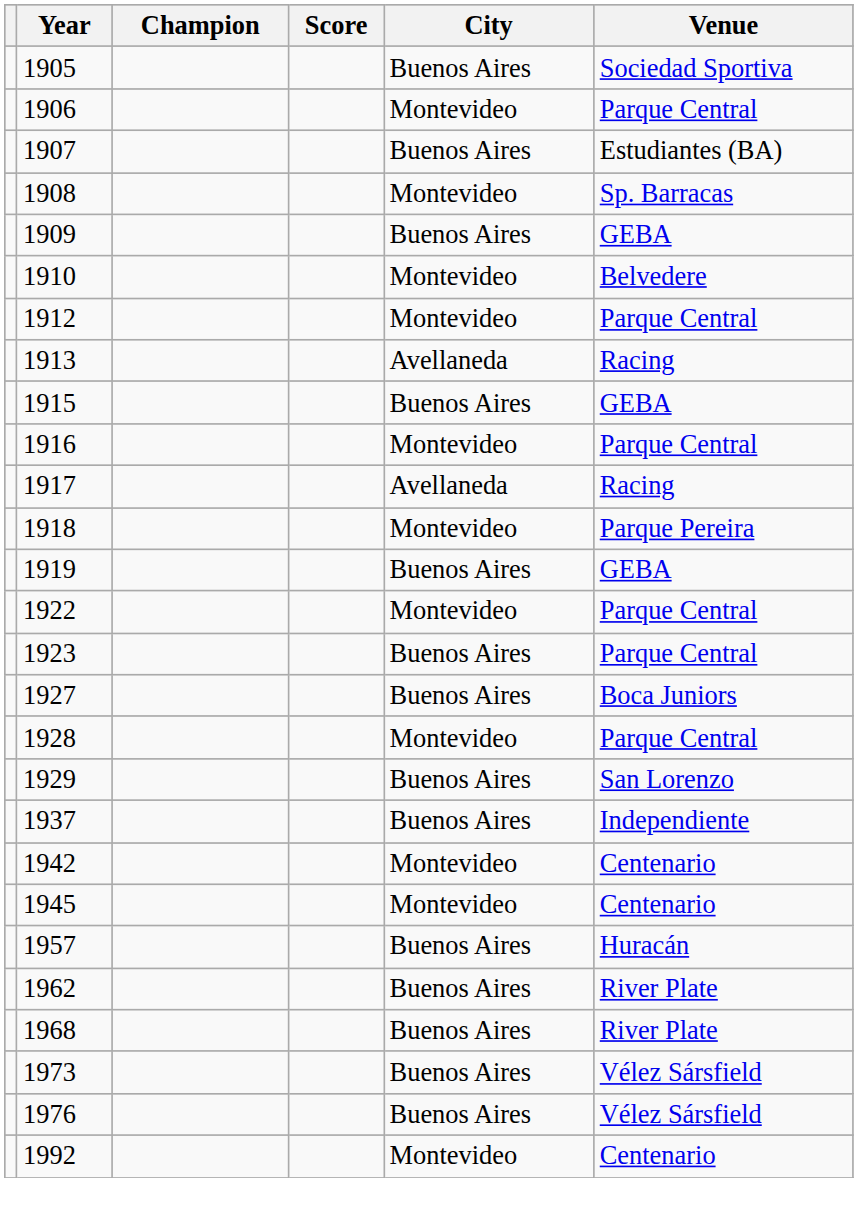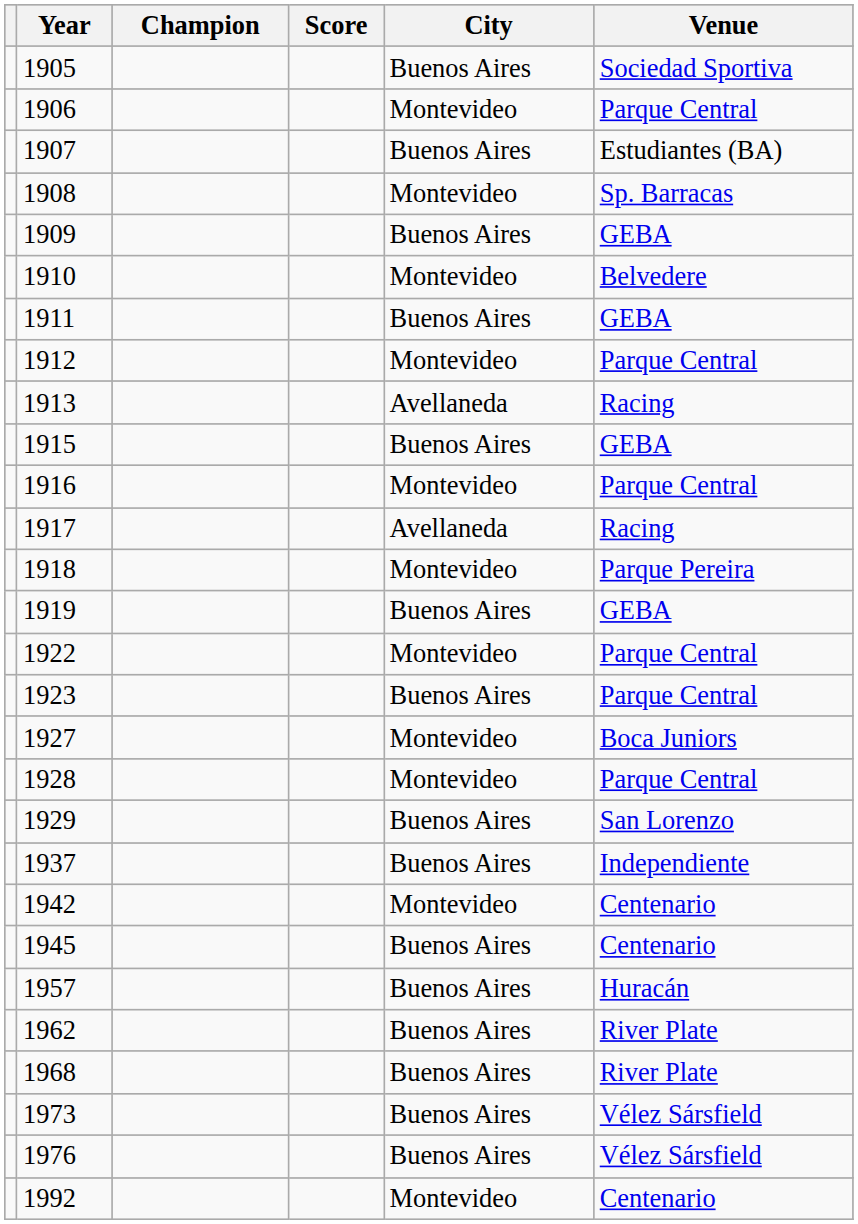+ row: (49, 318)
(460, 695) Buenos Aires -> (453, 737) Montevideo
(453, 904) Montevideo -> (460, 946) Buenos Aires
